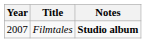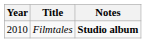(17, 29) 2007 -> (17, 29) 2010
